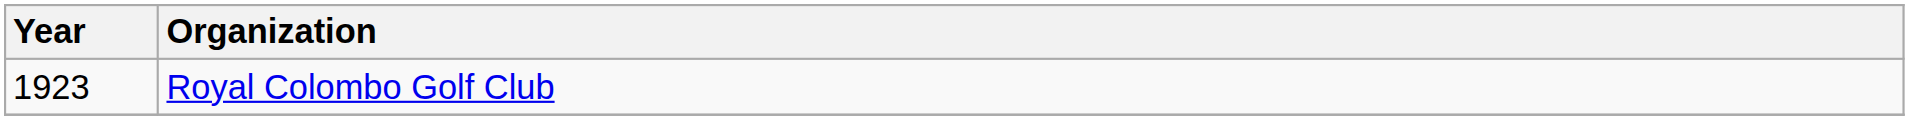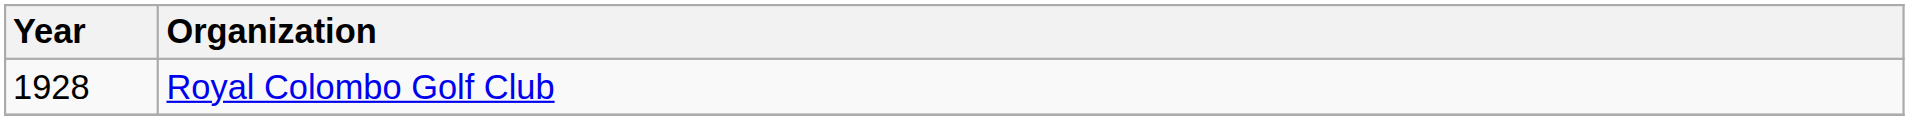(51, 86) 1923 -> (51, 86) 1928
